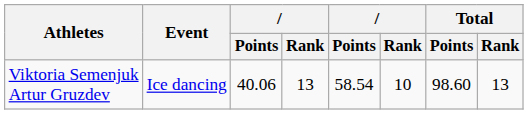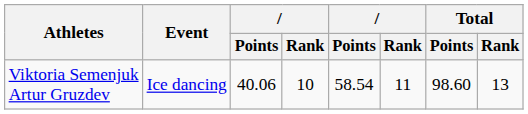(305, 84) 13 -> (305, 84) 10
(403, 84) 10 -> (403, 84) 11
